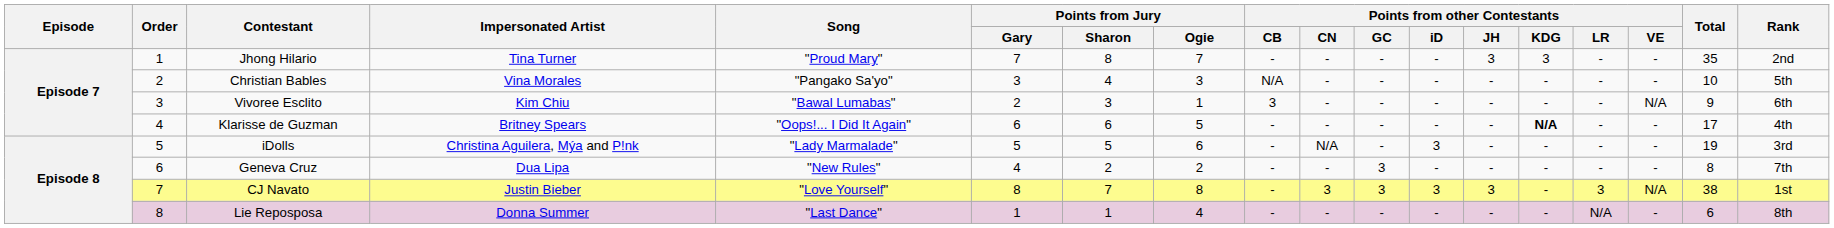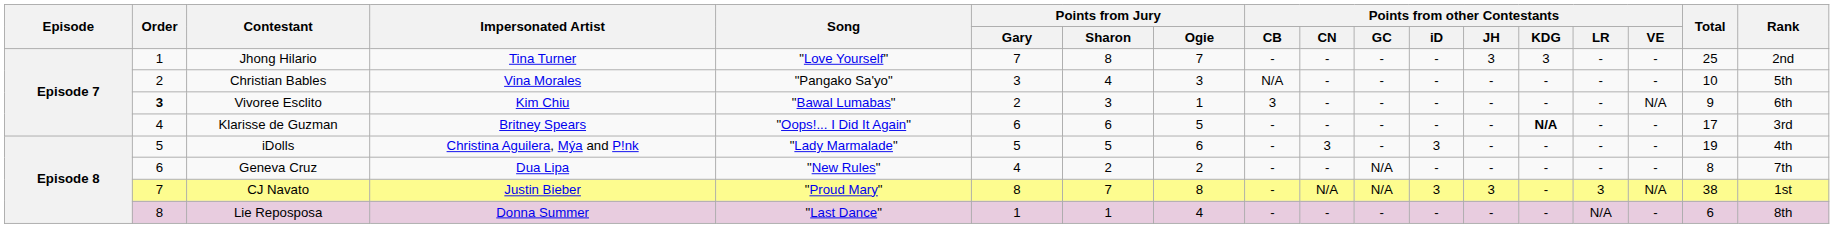(844, 59) "Proud Mary" -> (844, 59) "Love Yourself"
(1710, 59) 35 -> (1710, 59) 25
(160, 103) normal -> (160, 103) bold
(1783, 125) 4th -> (1783, 125) 3rd
(1327, 146) N/A -> (1327, 146) 3
(1783, 146) 3rd -> (1783, 146) 4th
(1382, 168) 3 -> (1382, 168) N/A
(844, 190) "Love Yourself" -> (844, 190) "Proud Mary"
(1327, 190) 3 -> (1327, 190) N/A
(1382, 190) 3 -> (1382, 190) N/A
